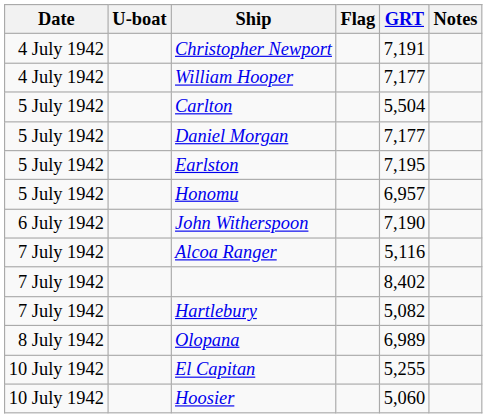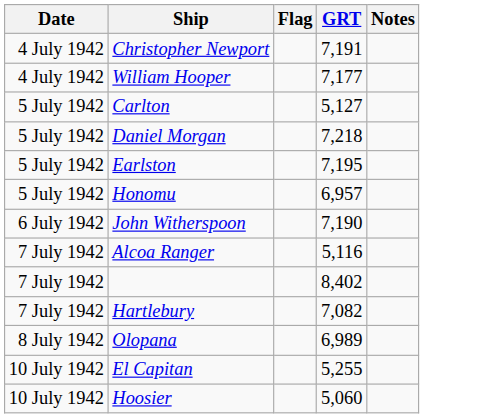- column: (139, 19)
(404, 106) 5,504 -> (342, 106) 5,127
(404, 135) 7,177 -> (342, 135) 7,218
(404, 310) 5,082 -> (342, 310) 7,082
